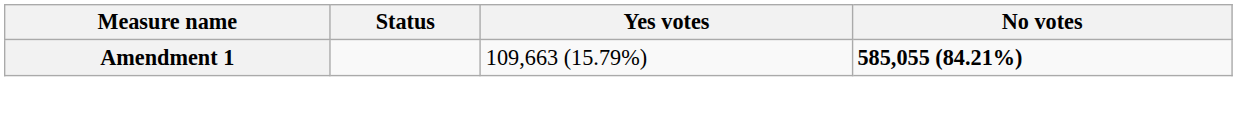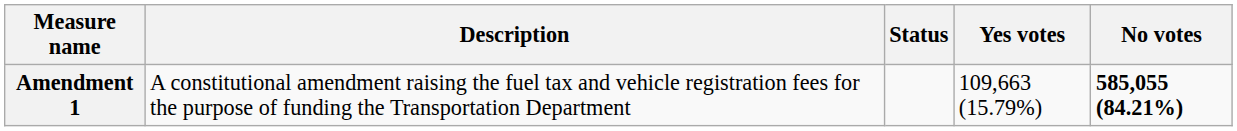+ column: (514, 34)
